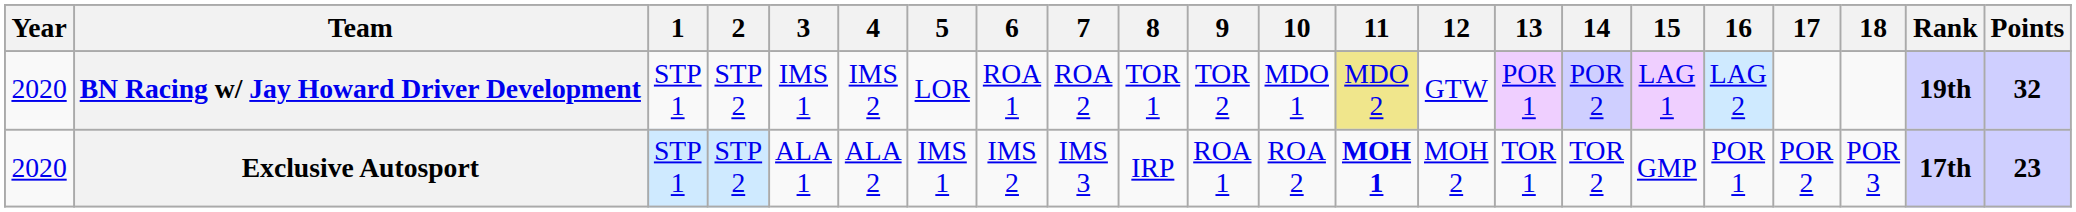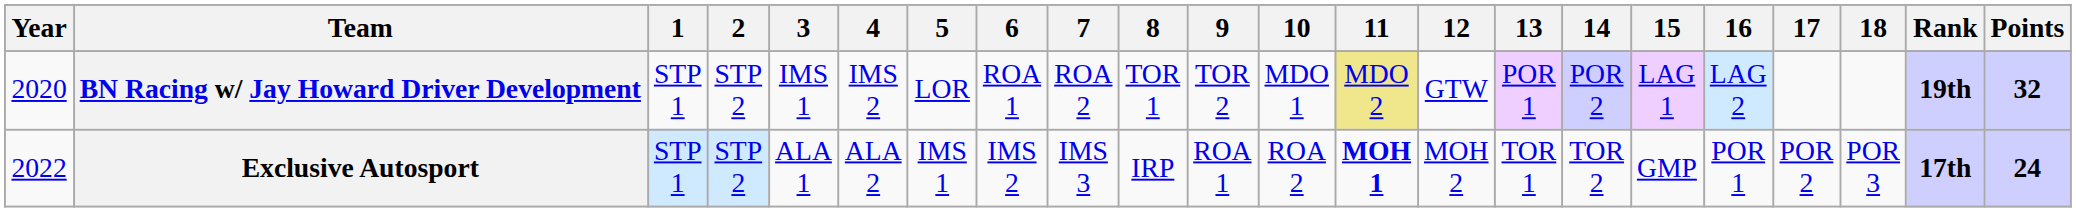(39, 167) 2020 -> (39, 167) 2022
(2027, 167) 23 -> (2027, 167) 24
